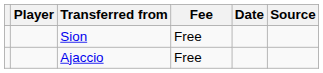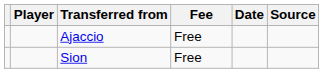rows swapped: (74, 36) <-> (82, 57)
